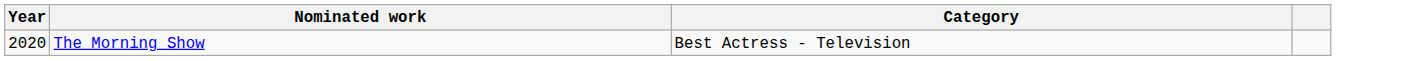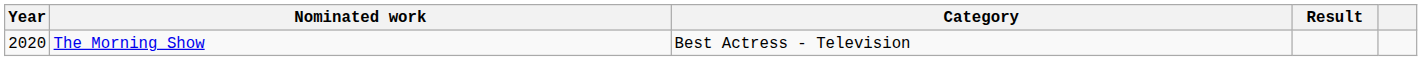+ column: (1335, 17)
